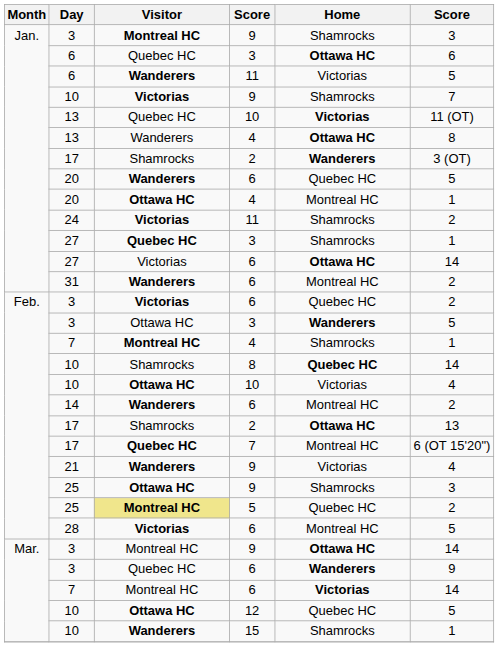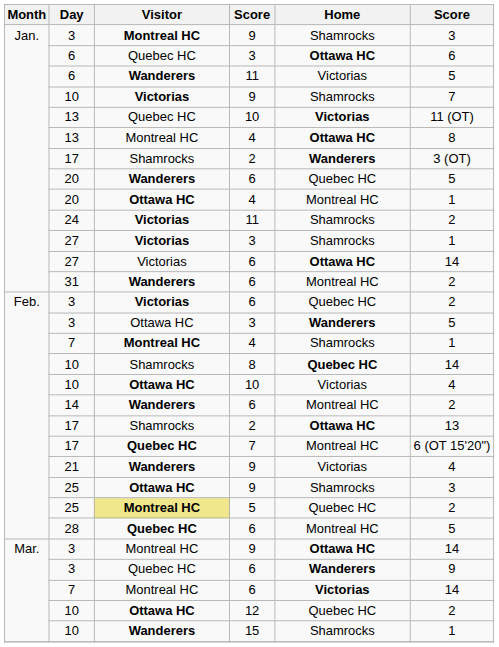(162, 138) Wanderers -> (162, 138) Montreal HC
(162, 240) Quebec HC -> (162, 240) Victorias
(162, 528) Victorias -> (162, 528) Quebec HC
(452, 610) 5 -> (452, 610) 2
